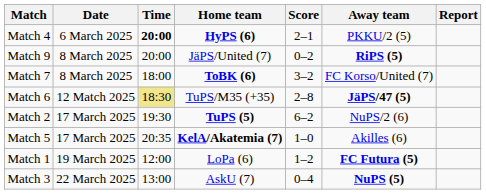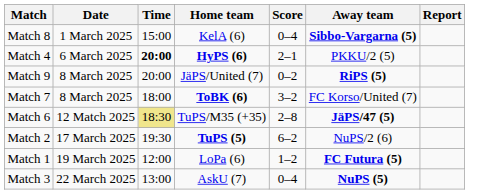+ row: (29, 35)
- row: (29, 138)
